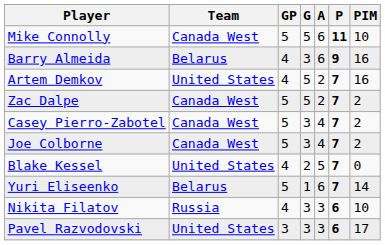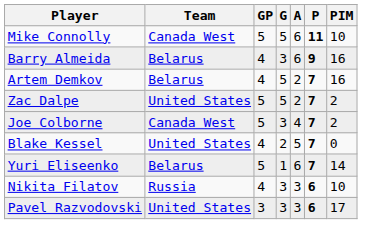(223, 79) United States -> (176, 79) Belarus
(215, 101) Canada West -> (200, 101) United States
- row: (87, 122)
